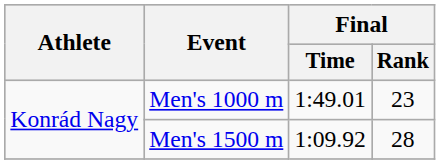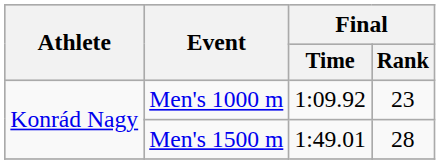(330, 100) 1:49.01 -> (330, 100) 1:09.92
(330, 139) 1:09.92 -> (330, 139) 1:49.01
